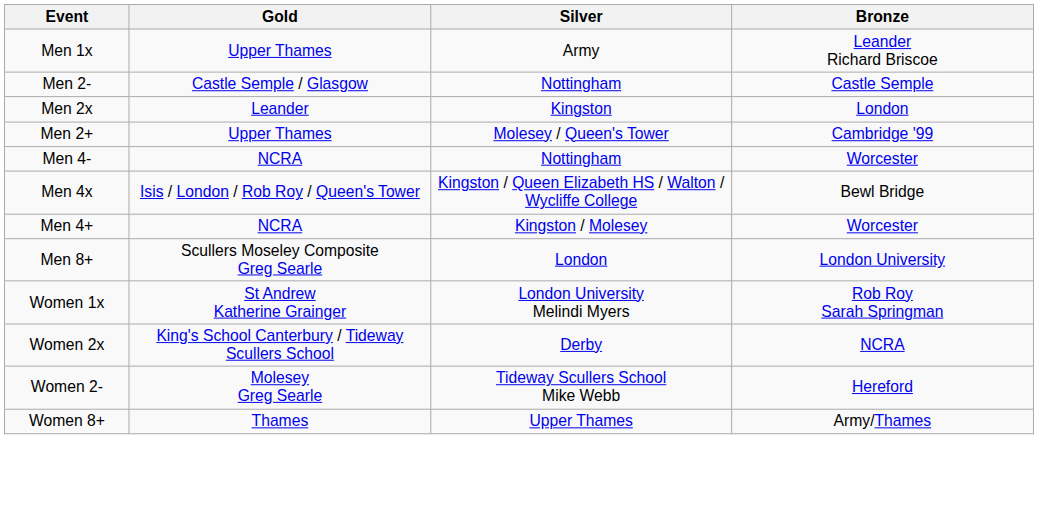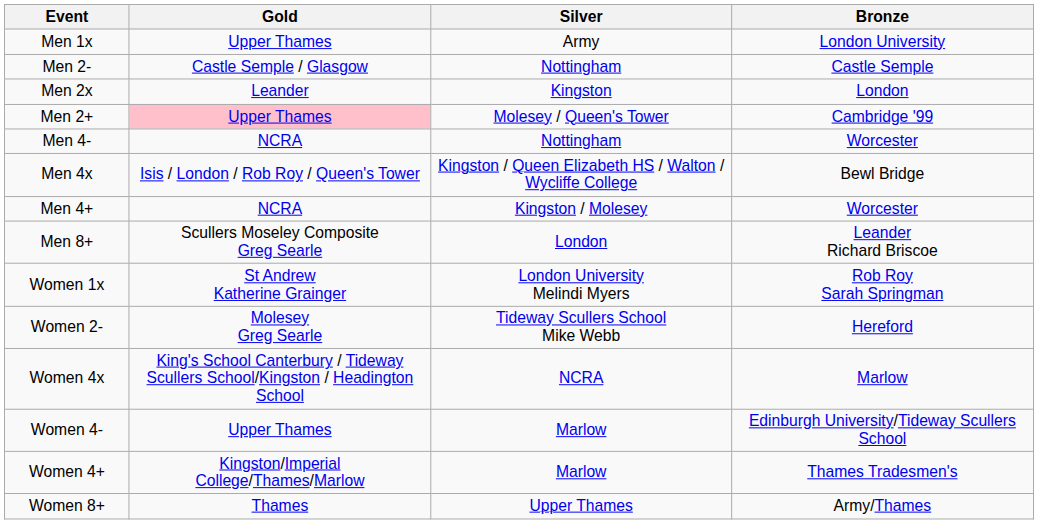(882, 50) Leander Richard Briscoe -> (882, 41) London University
(280, 134) no background -> (280, 116) pink background
(882, 259) London University -> (882, 242) Leander Richard Briscoe
- row: (67, 344)
+ row: (67, 378)
+ row: (67, 430)
+ row: (67, 472)
